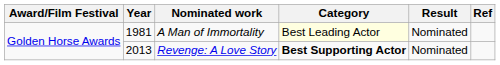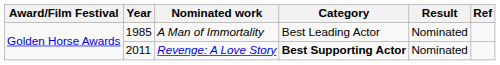(139, 32) 1981 -> (139, 32) 1985
(331, 32) lightyellow background -> (331, 32) no background
(139, 50) 2013 -> (138, 50) 2011
